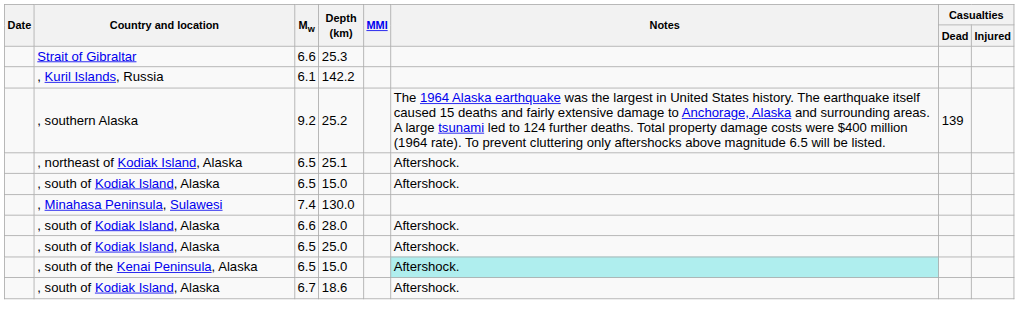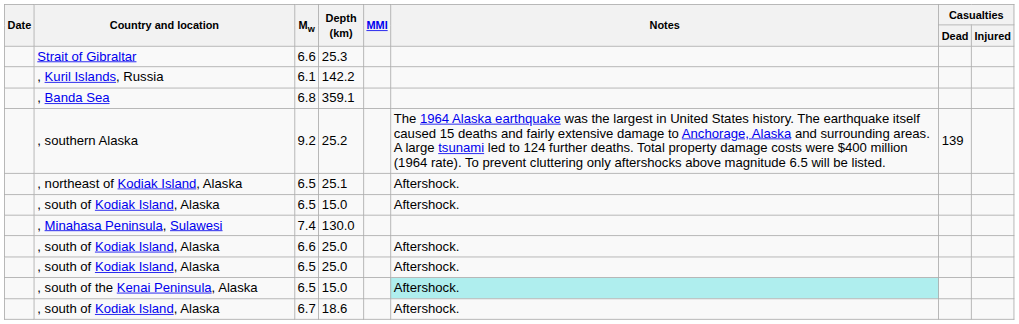+ row: (73, 98)
(335, 225) 28.0 -> (335, 246) 25.0
